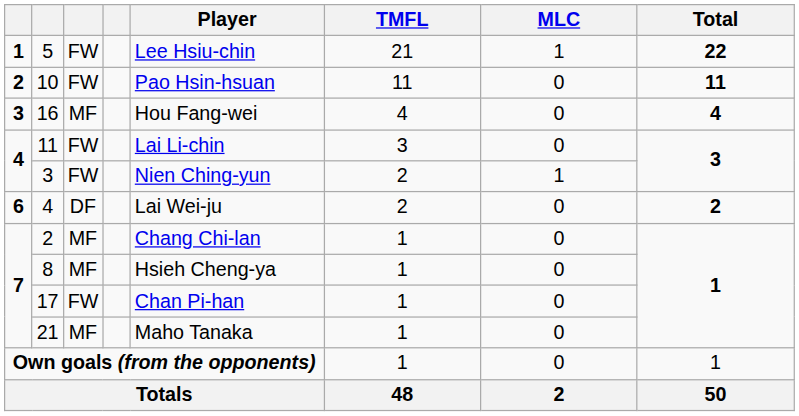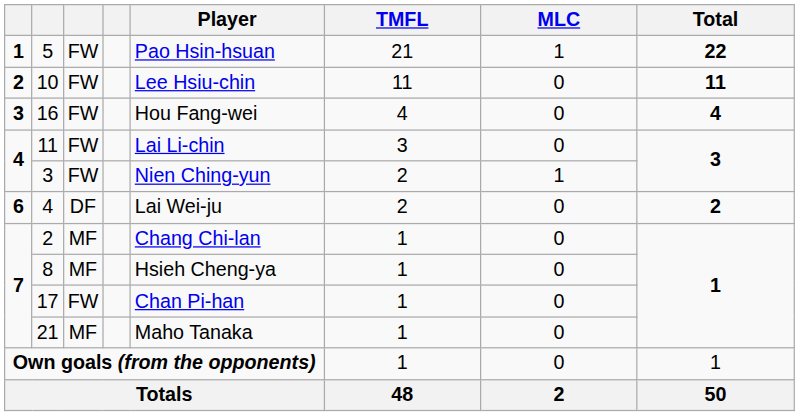(195, 51) Lee Hsiu-chin -> (205, 51) Pao Hsin-hsuan
(205, 82) Pao Hsin-hsuan -> (195, 82) Lee Hsiu-chin
(83, 113) MF -> (83, 113) FW
